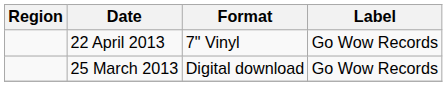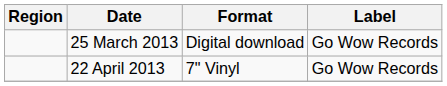rows swapped: (124, 68) <-> (118, 42)
